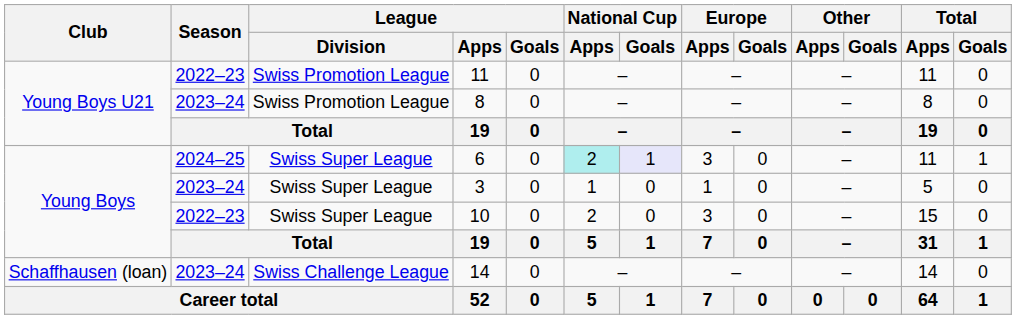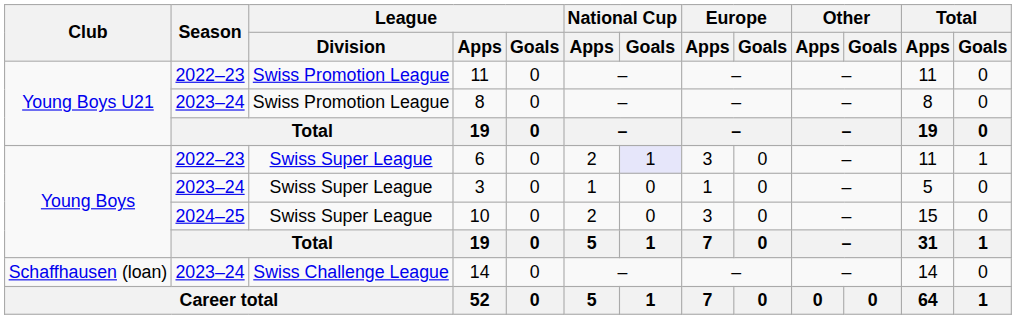(210, 159) 2024–25 -> (210, 159) 2022–23
(592, 159) paleturquoise background -> (592, 159) no background
(210, 215) 2022–23 -> (210, 215) 2024–25
